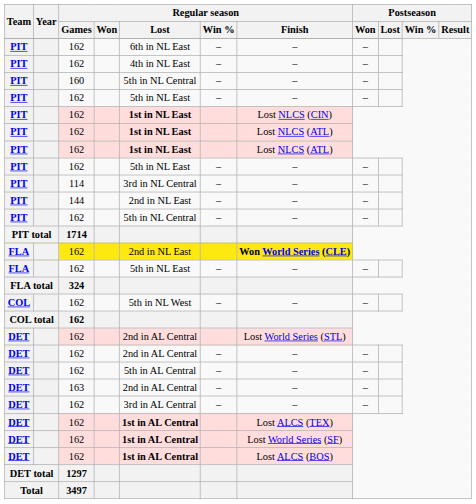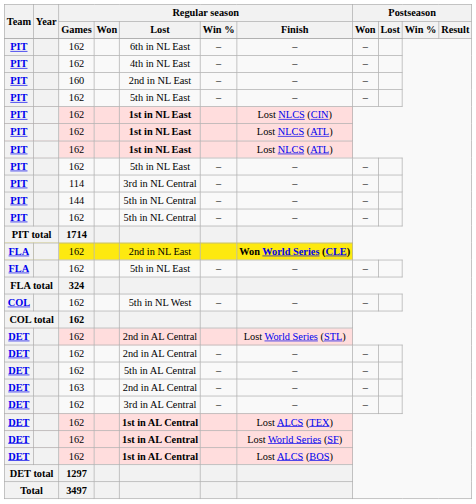(160, 81) 5th in NL Central -> (160, 81) 2nd in NL East
(160, 200) 2nd in NL East -> (160, 200) 5th in NL Central
